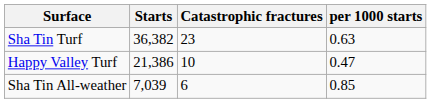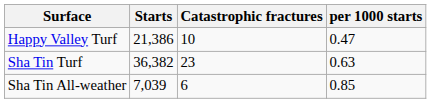rows swapped: (63, 62) <-> (45, 39)
